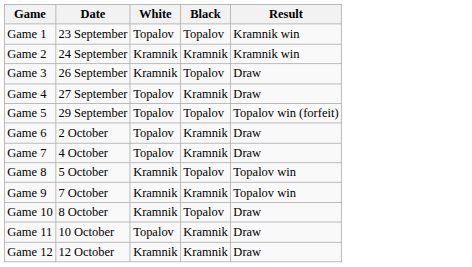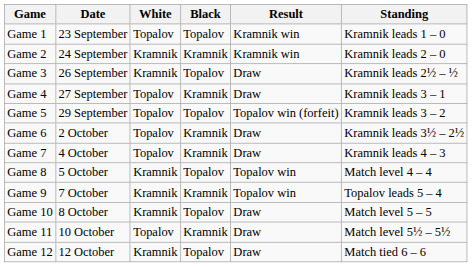+ column: (404, 14)
(205, 251) Kramnik -> (204, 251) Topalov
